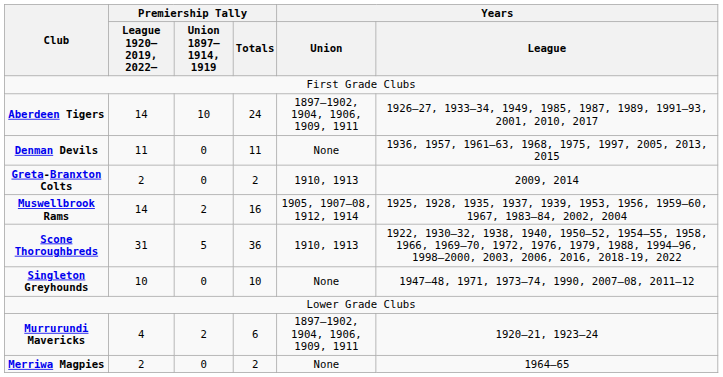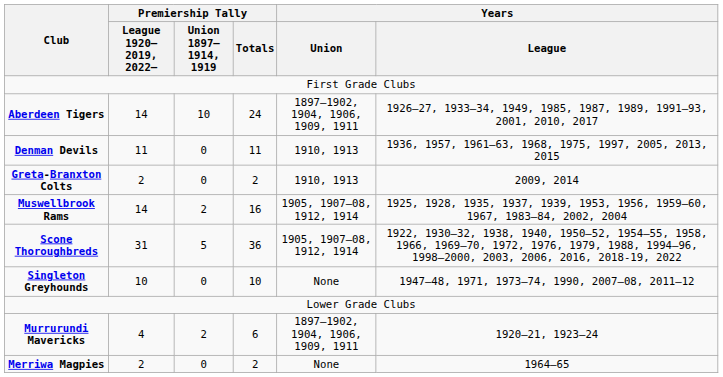(326, 150) None -> (326, 150) 1910, 1913
(326, 245) 1910, 1913 -> (326, 245) 1905, 1907–08, 1912, 1914
